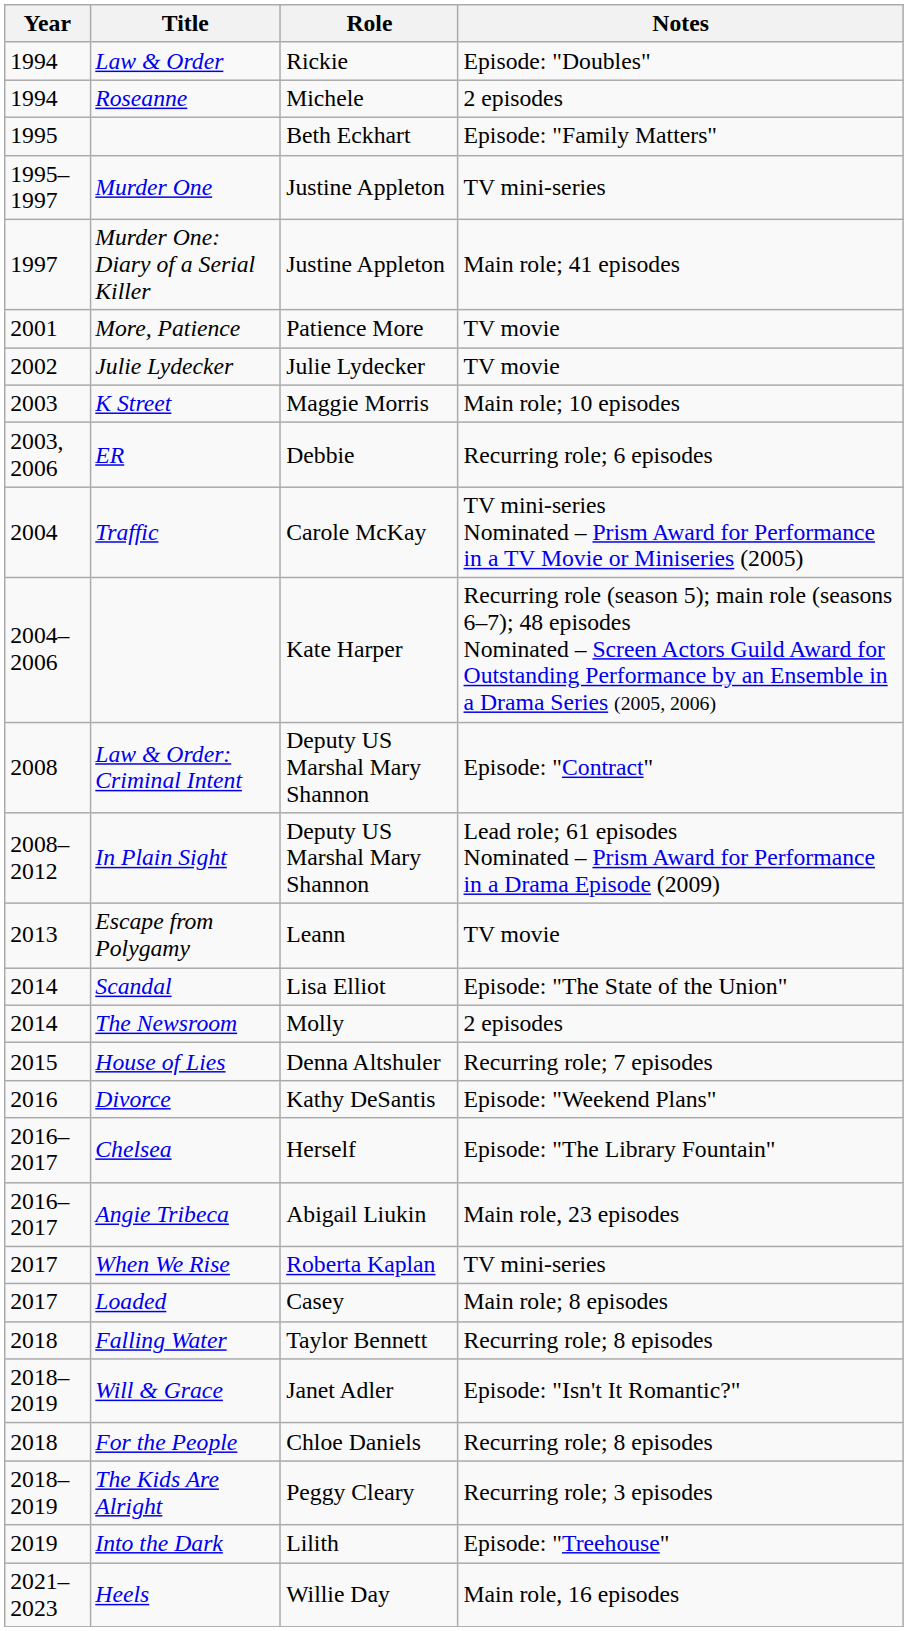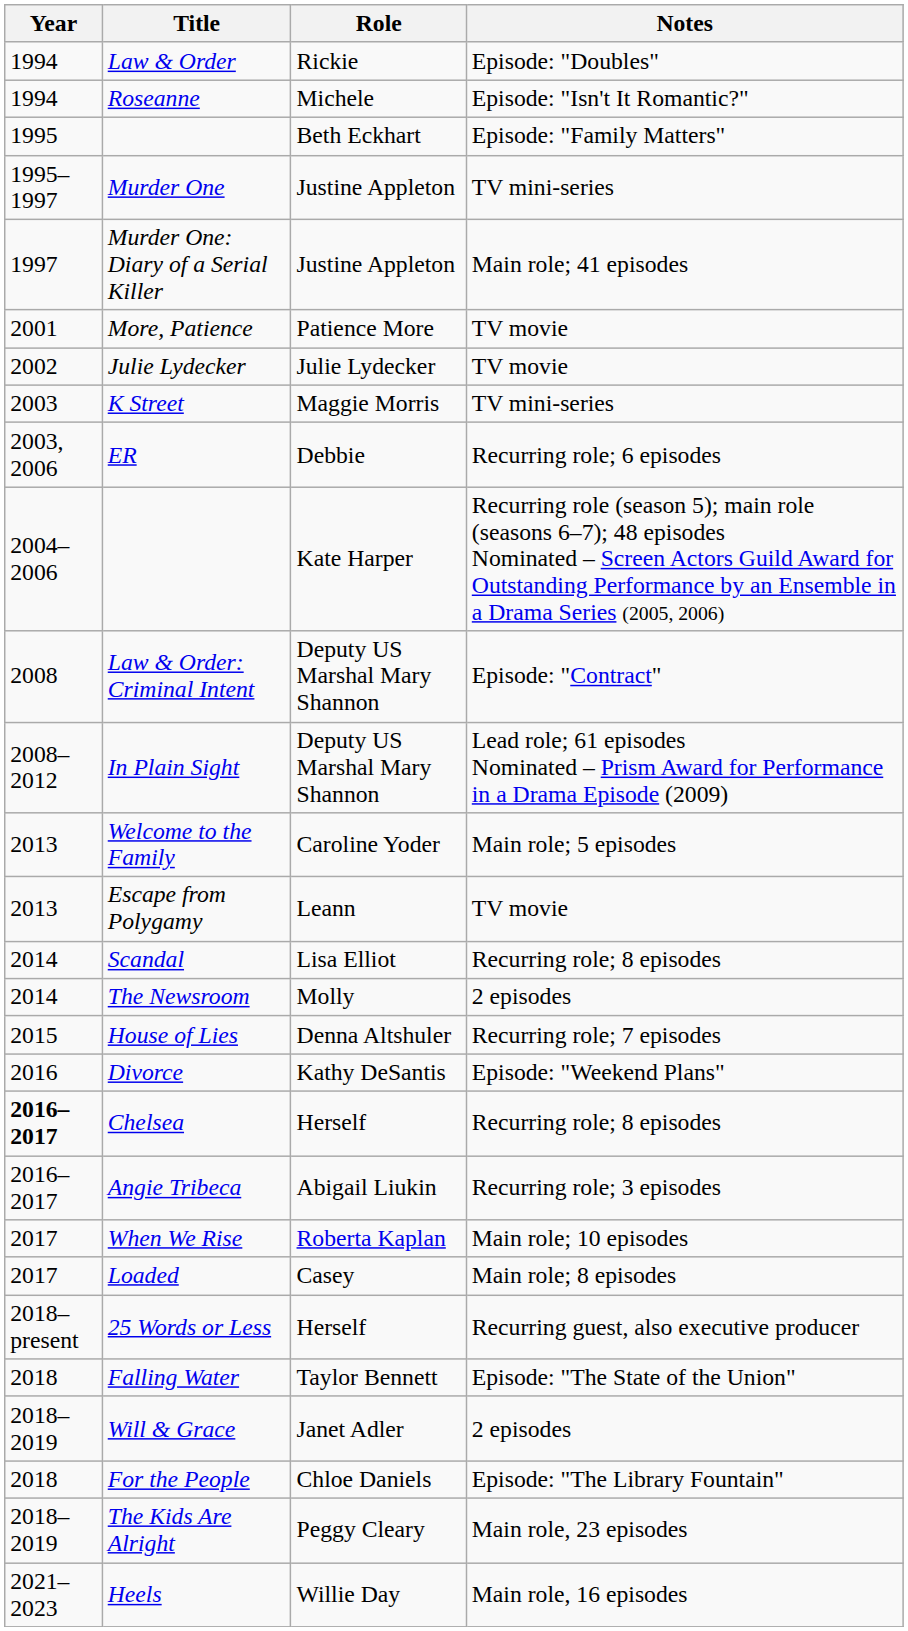(513, 98) 2 episodes -> (610, 98) Episode: "Isn't It Romantic?"
(572, 403) Main role; 10 episodes -> (543, 403) TV mini-series
- row: (127, 532)
+ row: (180, 844)
(625, 986) Episode: "The State of the Union" -> (596, 959) Recurring role; 8 episodes
(40, 1149) normal -> (40, 1123) bold
(620, 1149) Episode: "The Library Fountain" -> (596, 1123) Recurring role; 8 episodes
(571, 1213) Main role, 23 episodes -> (596, 1187) Recurring role; 3 episodes
(535, 1264) TV mini-series -> (580, 1238) Main role; 10 episodes
+ row: (189, 1326)
(588, 1339) Recurring role; 8 episodes -> (634, 1377) Episode: "The State of the Union"
(602, 1390) Episode: "Isn't It Romantic?" -> (521, 1428) 2 episodes
(588, 1441) Recurring role; 8 episodes -> (628, 1479) Episode: "The Library Fountain"
(588, 1492) Recurring role; 3 episodes -> (580, 1530) Main role, 23 episodes
- row: (159, 1543)
